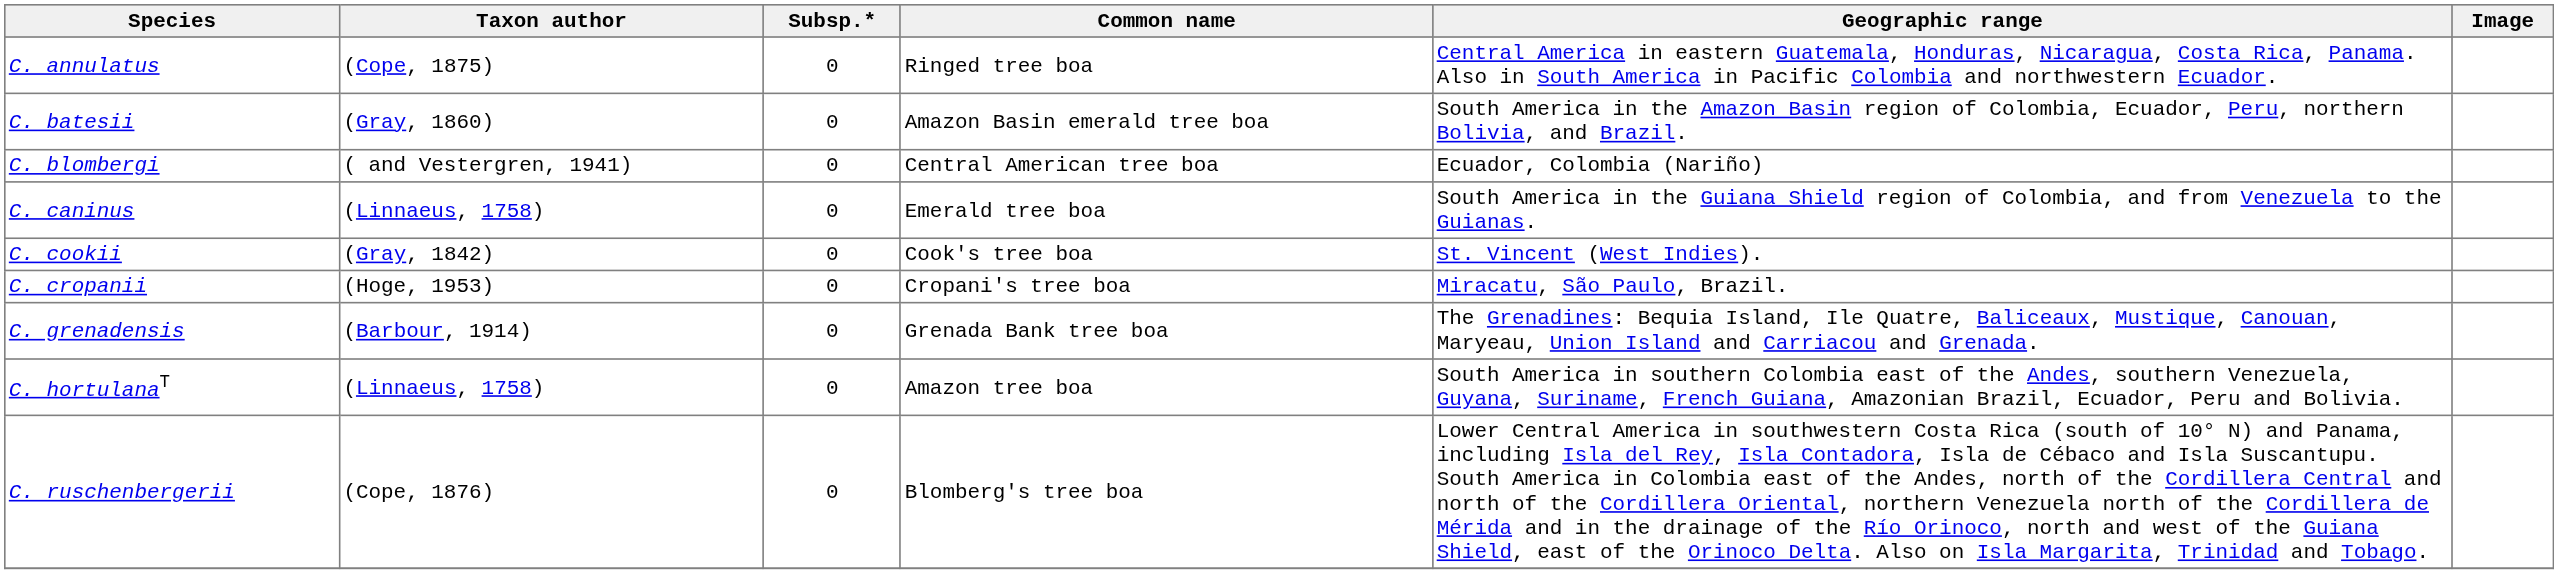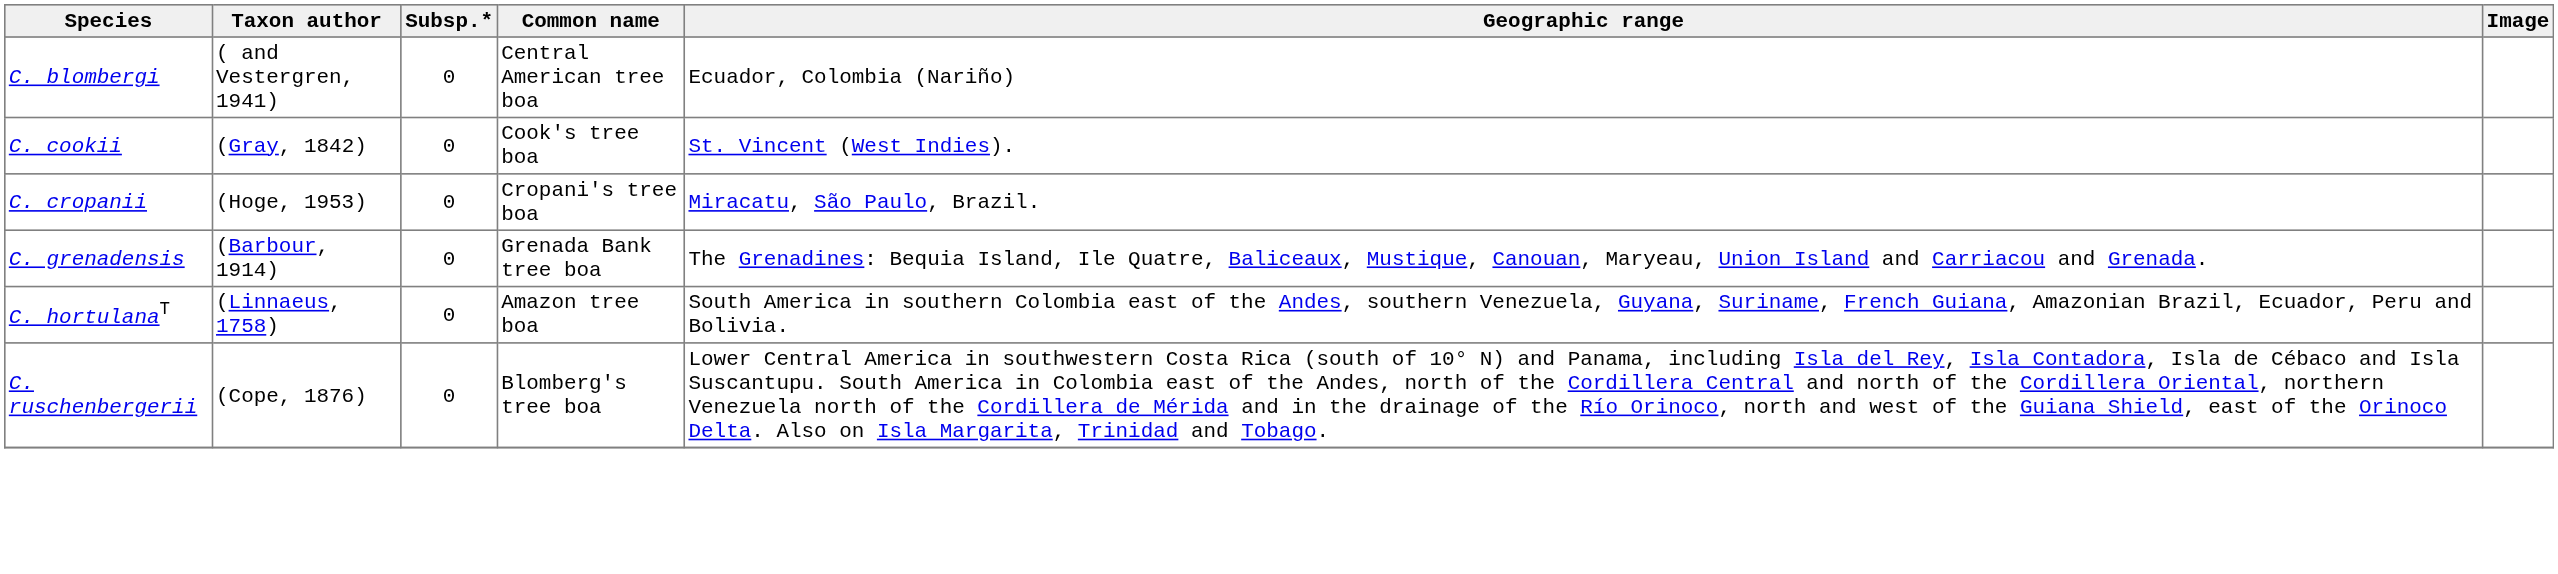- row: (84, 65)
- row: (72, 122)
- row: (72, 210)
